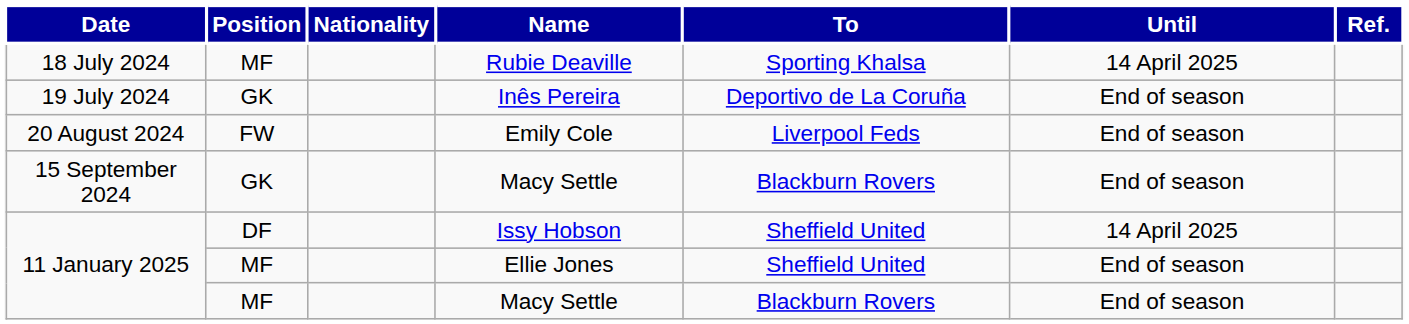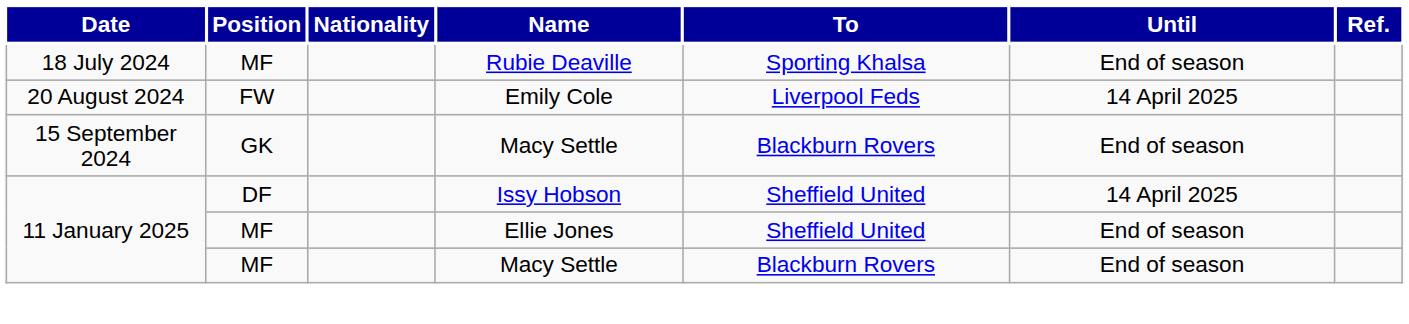(1172, 62) 14 April 2025 -> (1172, 62) End of season
- row: (106, 98)
(1172, 133) End of season -> (1172, 98) 14 April 2025
